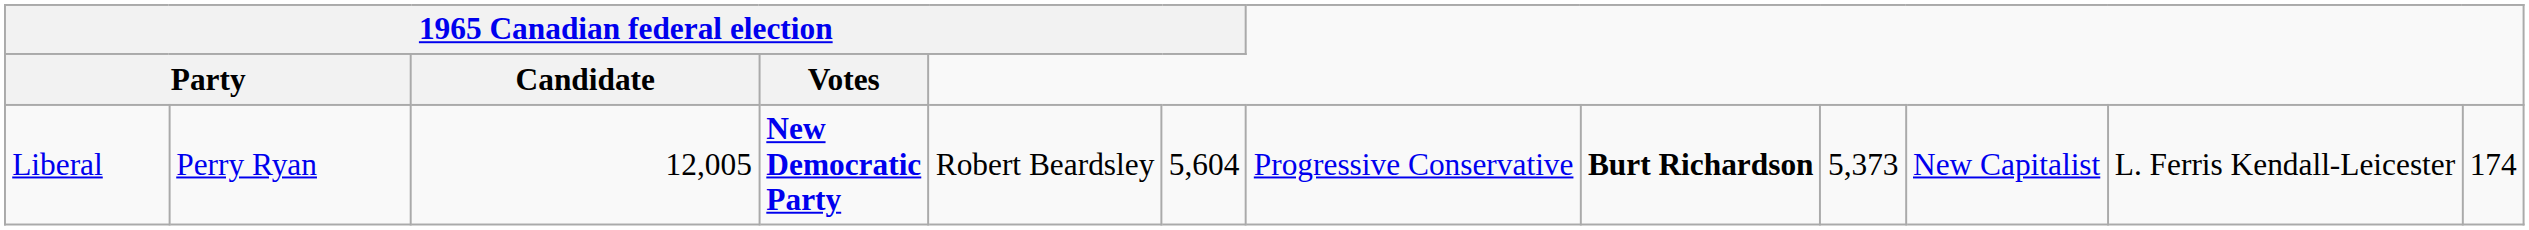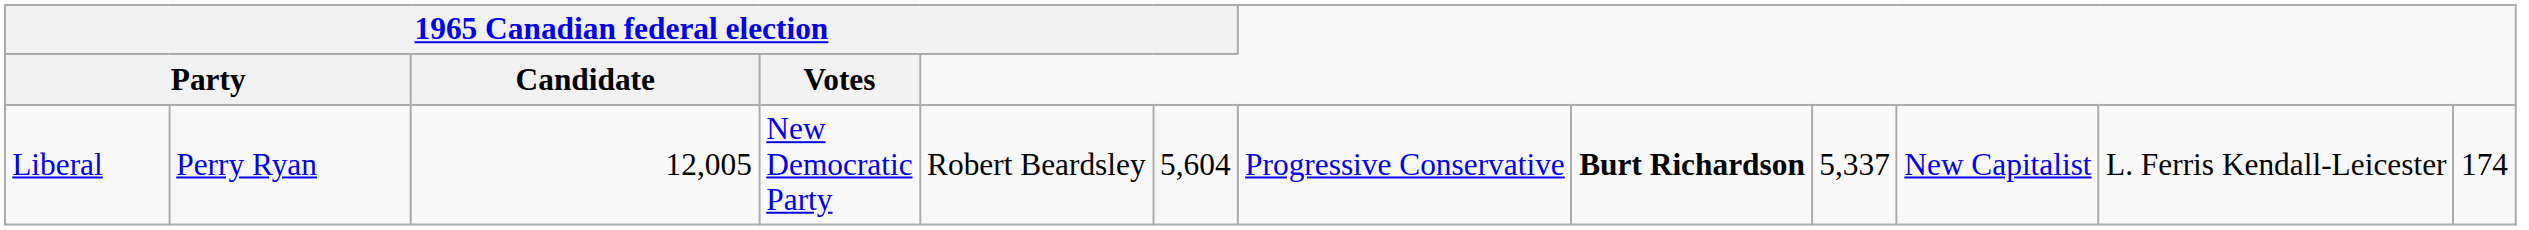(844, 164) bold -> (839, 164) normal
(1863, 164) 5,373 -> (1855, 164) 5,337
